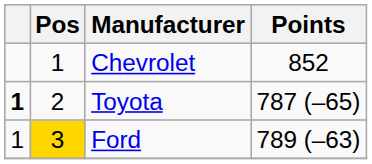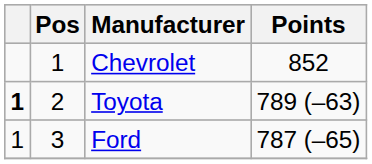(308, 101) 787 (–65) -> (308, 101) 789 (–63)
(58, 140) gold background -> (58, 140) no background
(308, 140) 789 (–63) -> (308, 140) 787 (–65)
